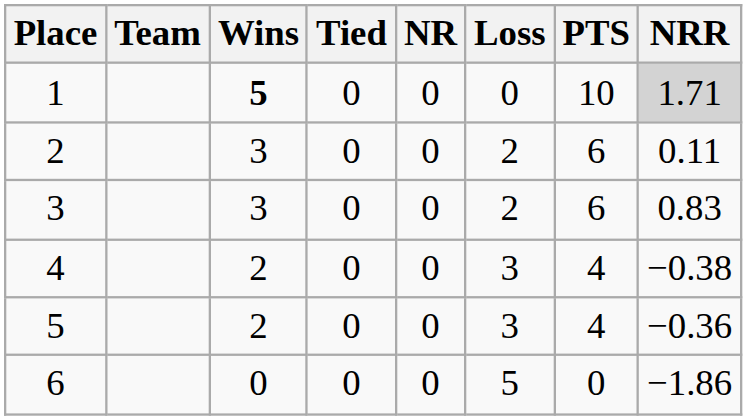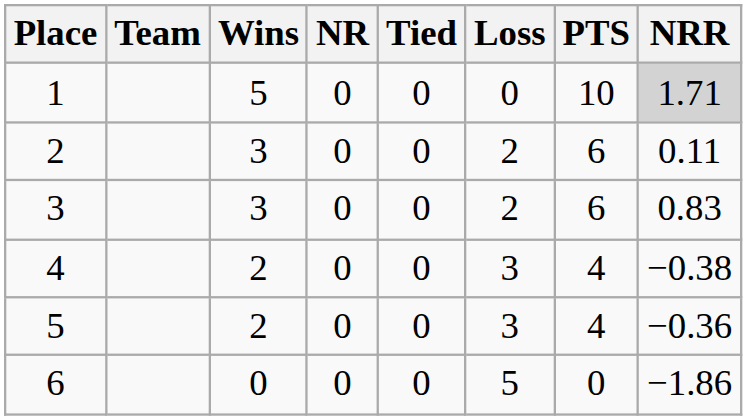columns swapped: (351, 33) <-> (430, 33)
(258, 92) bold -> (258, 92) normal
